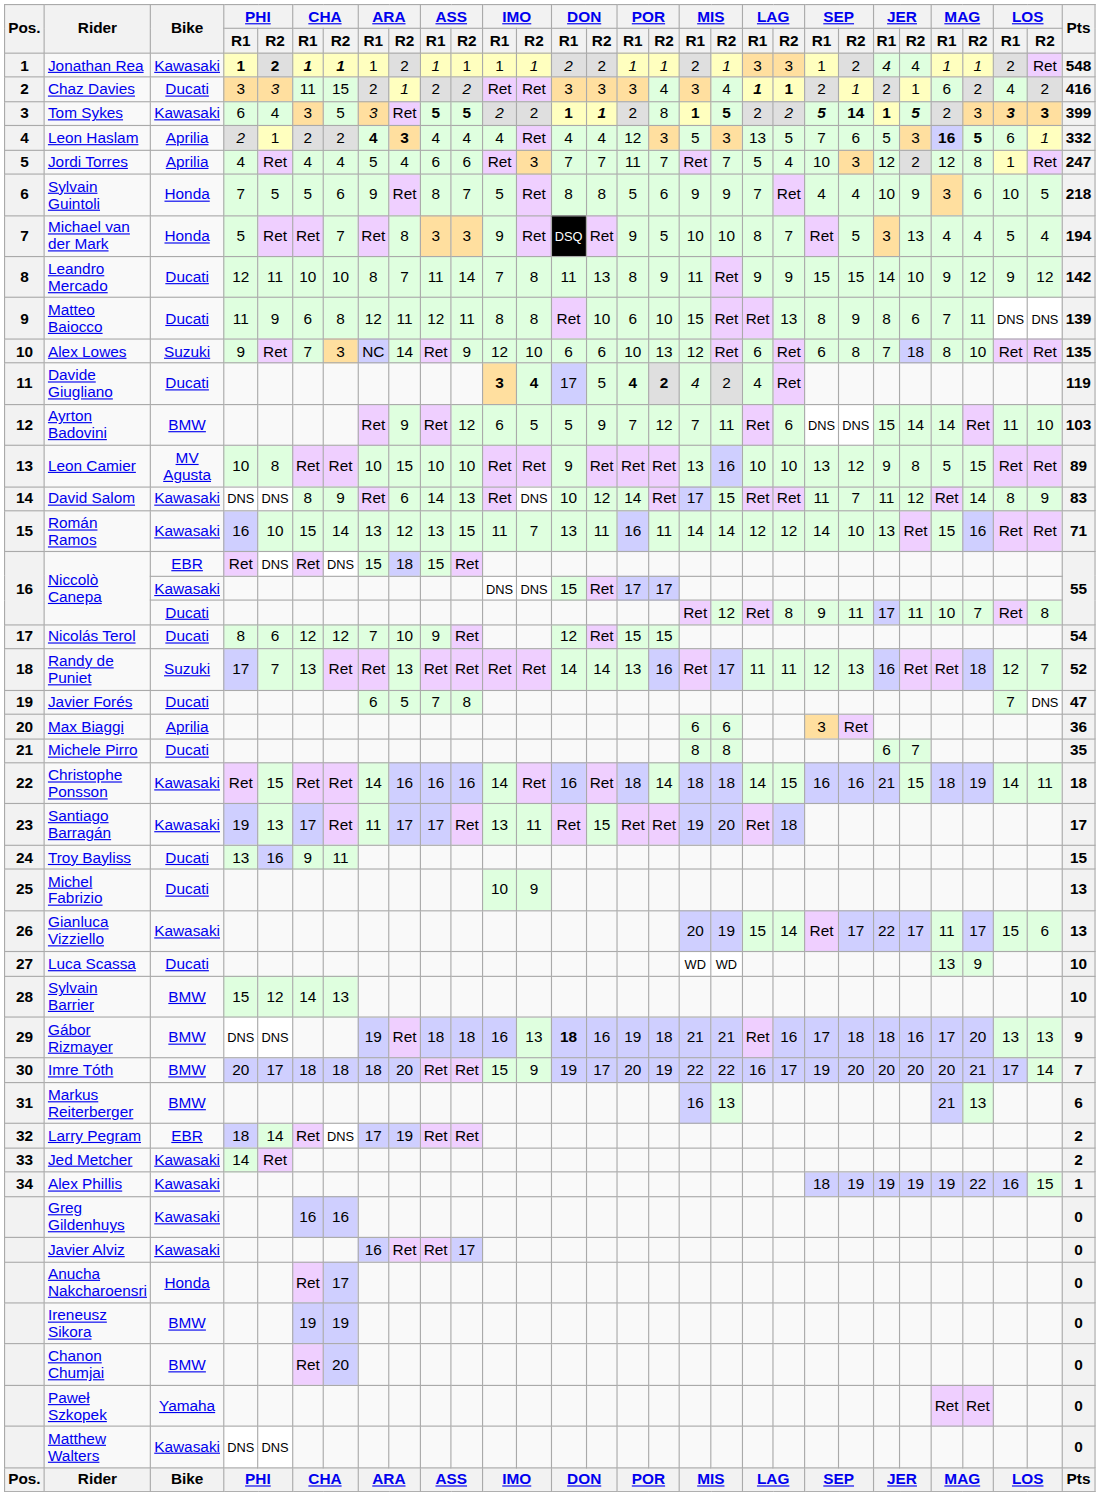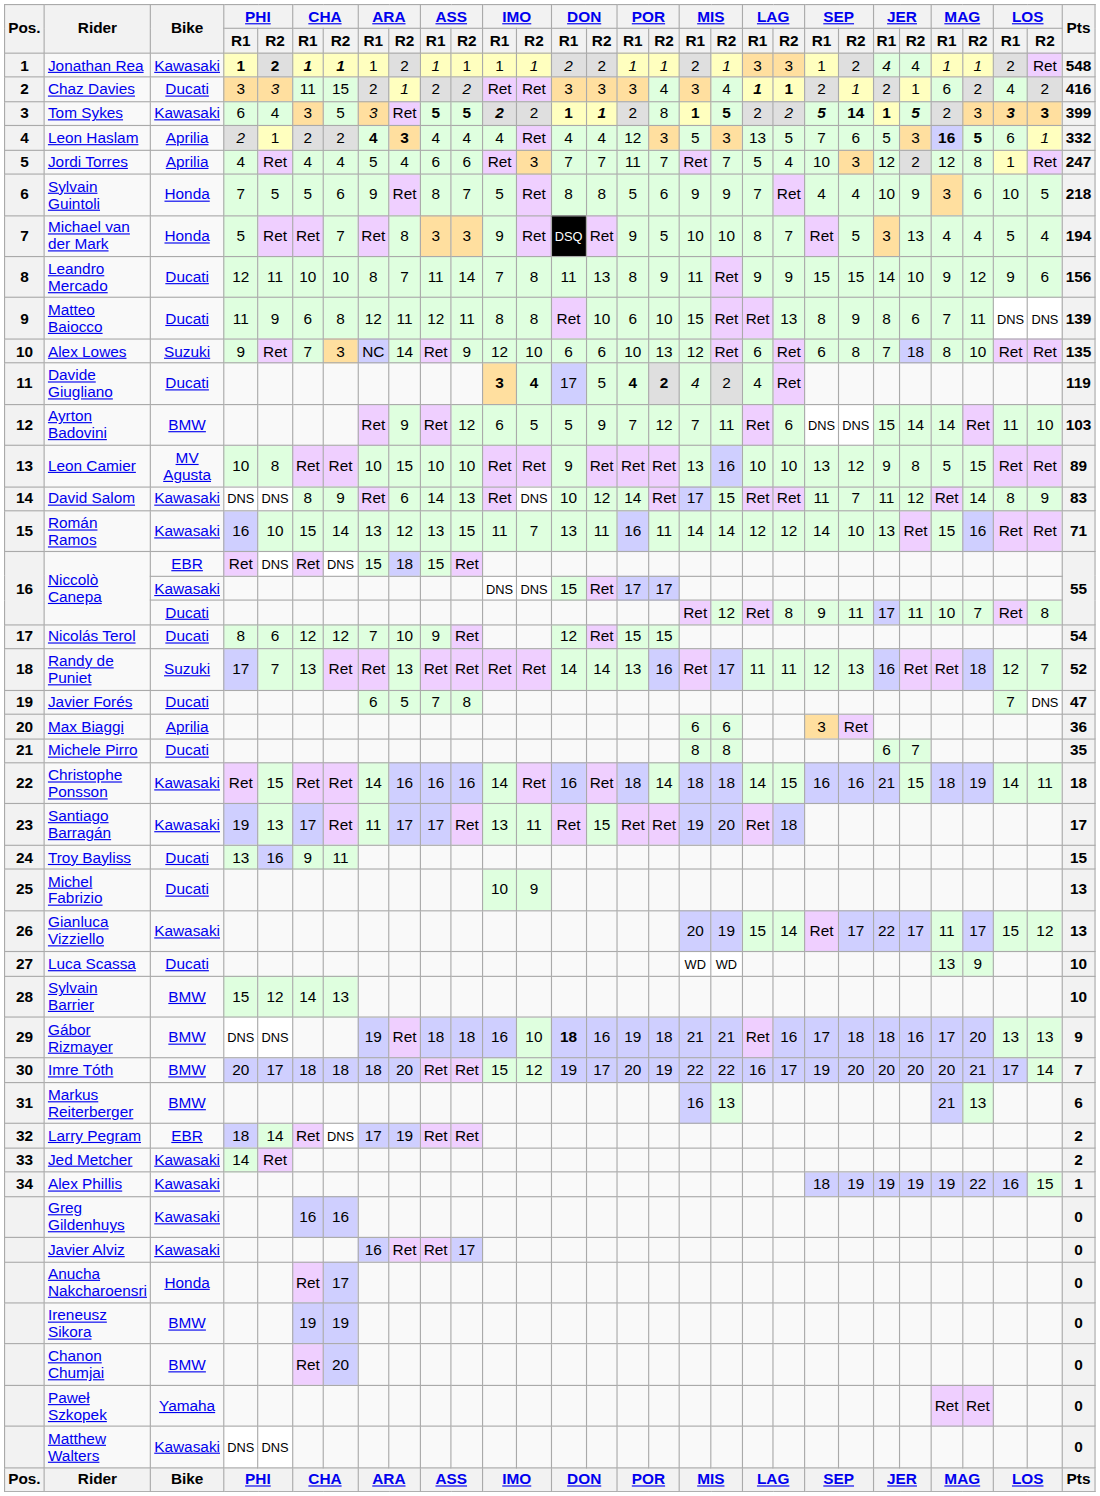(500, 113) normal -> (500, 113) bold
(1045, 277) 12 -> (1045, 277) 6
(1079, 277) 142 -> (1079, 277) 156
(1045, 931) 6 -> (1045, 931) 12
(534, 1037) 13 -> (534, 1037) 10
(534, 1070) 9 -> (534, 1070) 12
